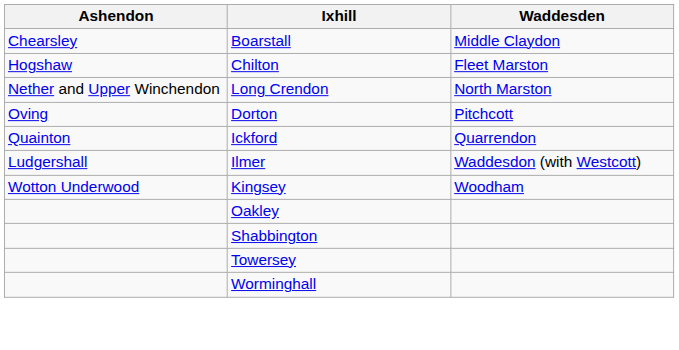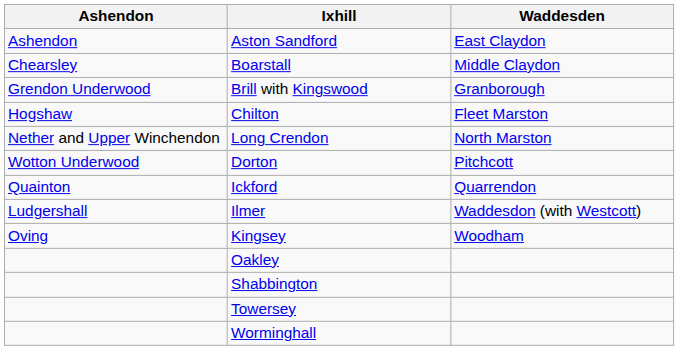+ row: (284, 41)
+ row: (299, 89)
(28, 114) Oving -> (74, 162) Wotton Underwood
(74, 187) Wotton Underwood -> (28, 235) Oving
